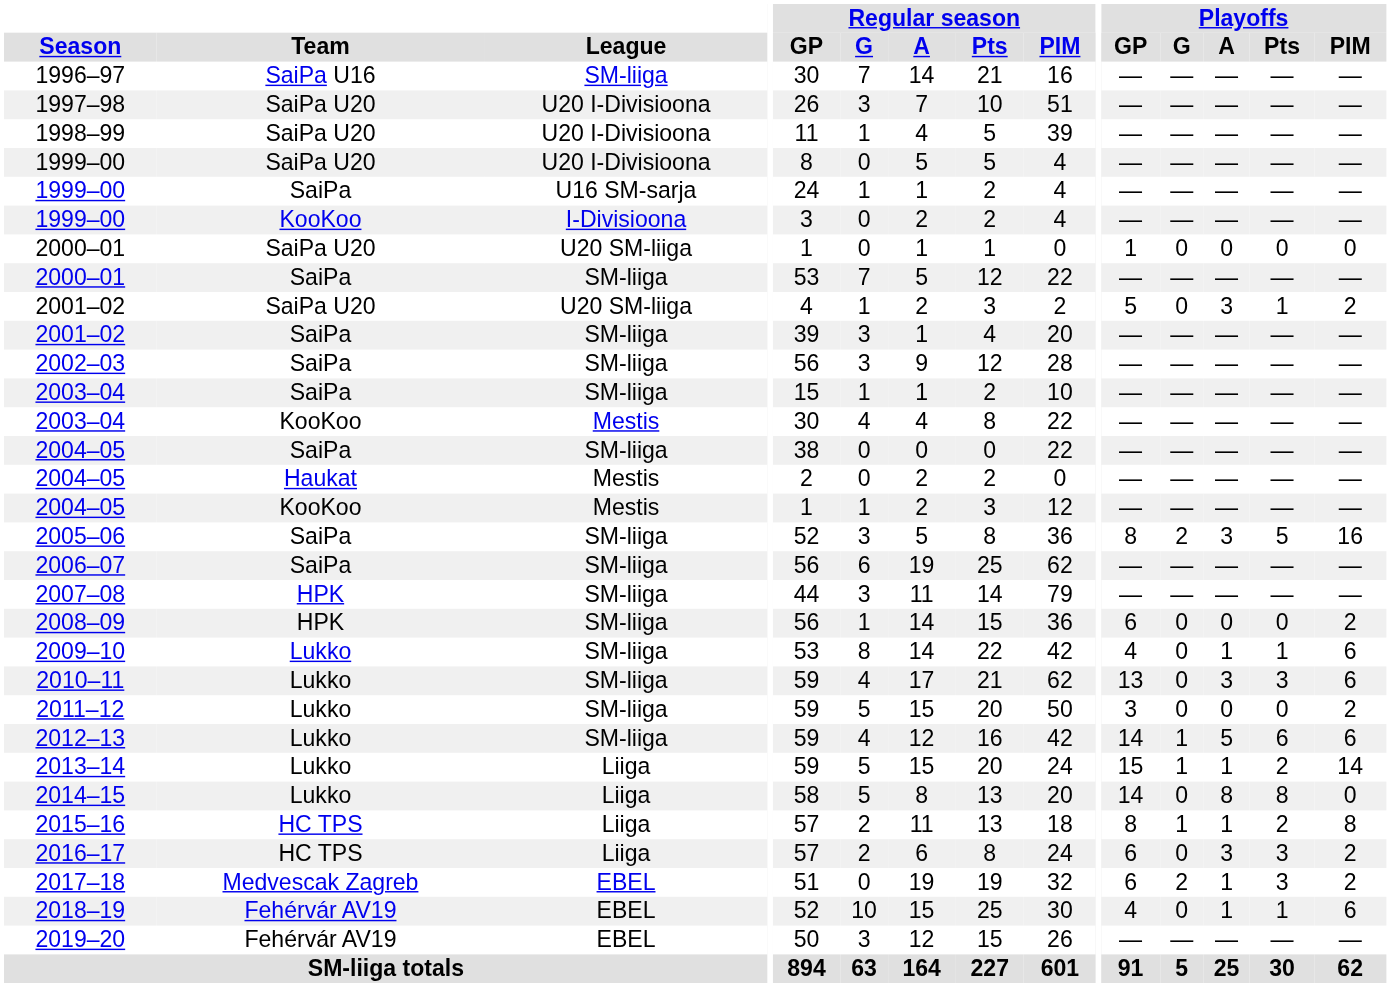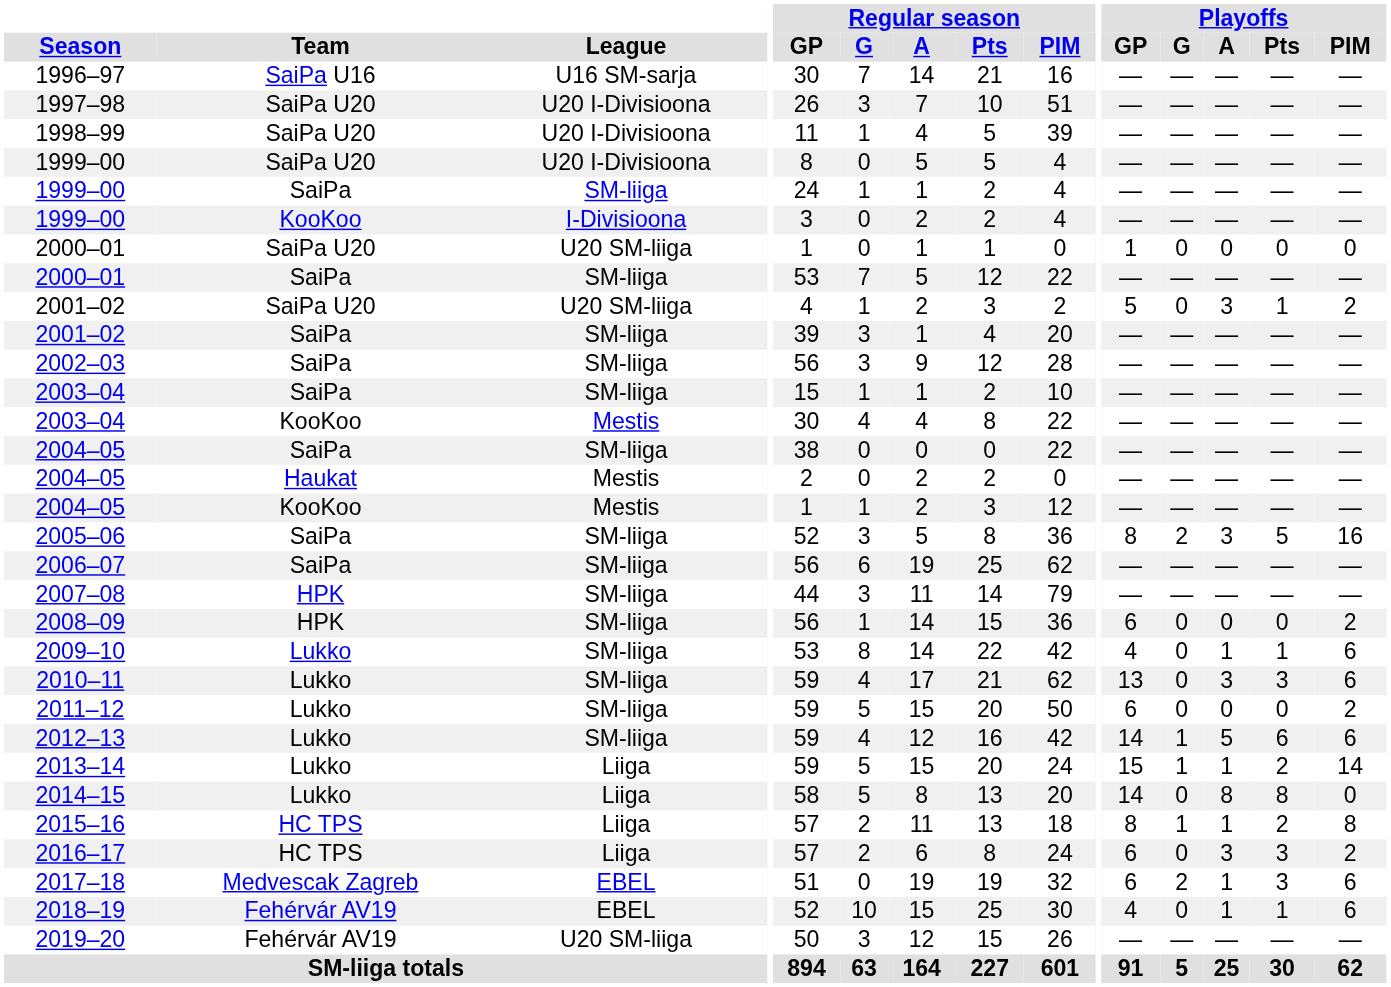(626, 75) SM-liiga -> (626, 75) U16 SM-sarja
(626, 190) U16 SM-sarja -> (626, 190) SM-liiga
(1131, 709) 3 -> (1131, 709) 6
(1350, 882) 2 -> (1350, 882) 6
(626, 939) EBEL -> (626, 939) U20 SM-liiga
